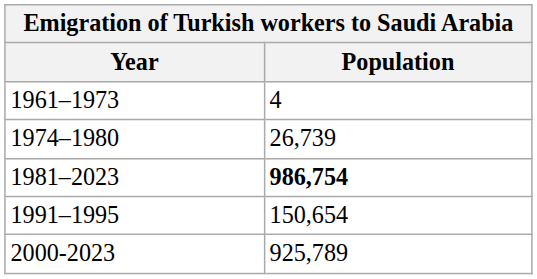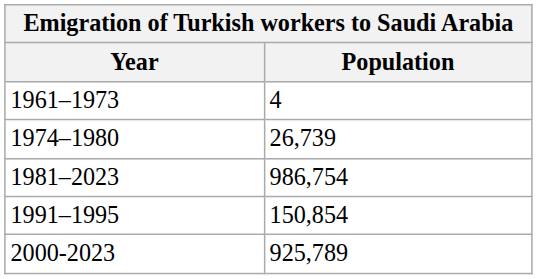(309, 176) bold -> (309, 176) normal
(309, 215) 150,654 -> (309, 215) 150,854
